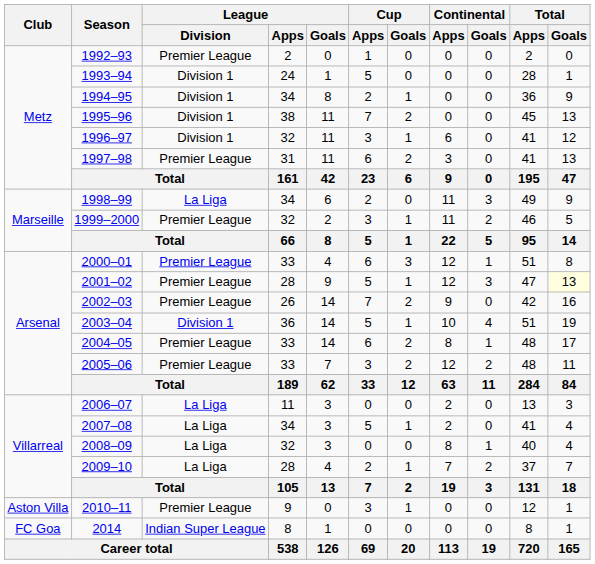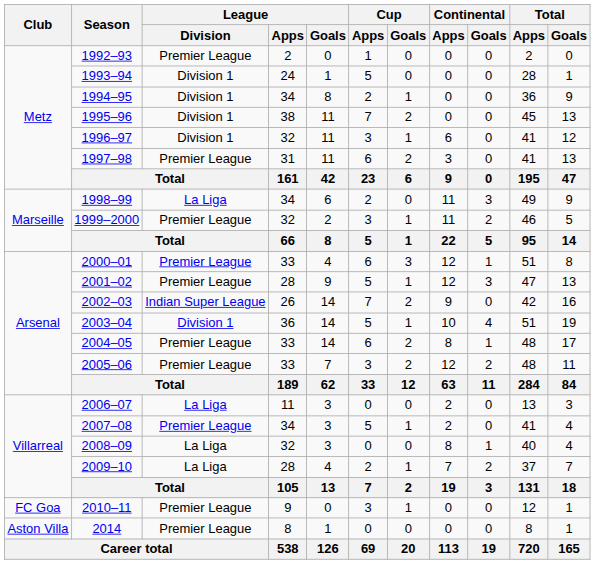(569, 281) lightyellow background -> (569, 281) no background
(205, 302) Premier League -> (205, 302) Indian Super League
(205, 425) La Liga -> (205, 425) Premier League
(38, 508) Aston Villa -> (38, 508) FC Goa
(38, 528) FC Goa -> (38, 528) Aston Villa
(205, 528) Indian Super League -> (205, 528) Premier League
